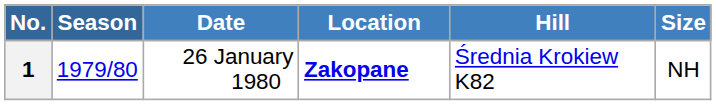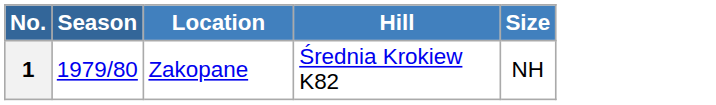- column: (221, 22)
(356, 69) bold -> (198, 69) normal
